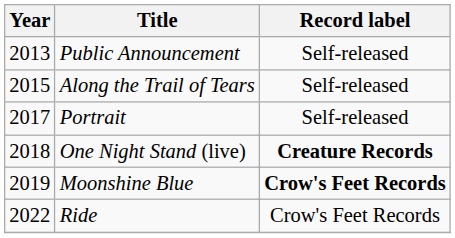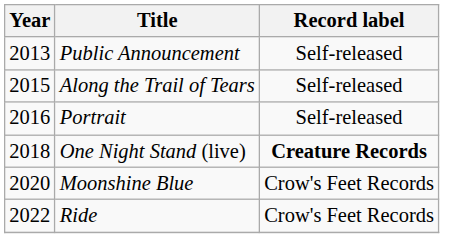(30, 118) 2017 -> (30, 118) 2016
(30, 183) 2019 -> (30, 183) 2020
(355, 183) bold -> (349, 183) normal
